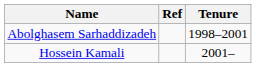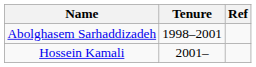columns swapped: (218, 14) <-> (172, 14)
